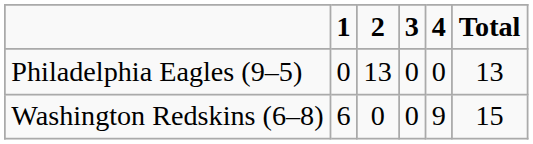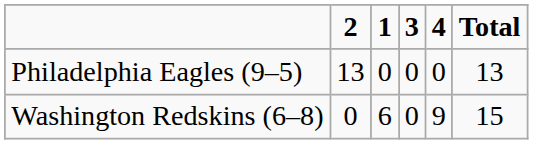columns swapped: (344, 26) <-> (378, 26)
